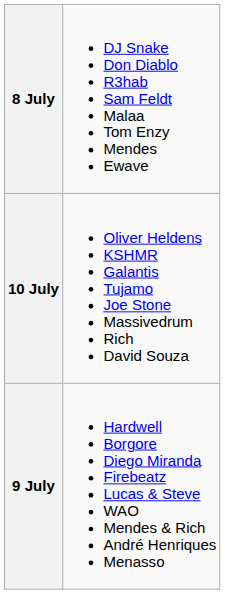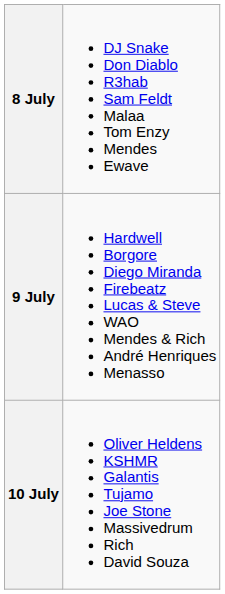rows swapped: (33, 486) <-> (33, 288)
